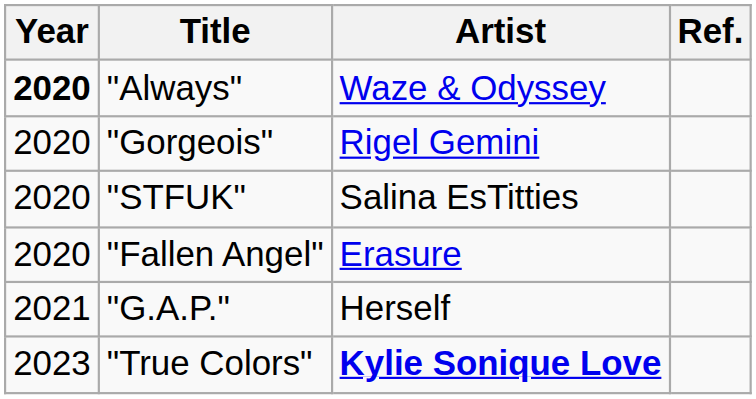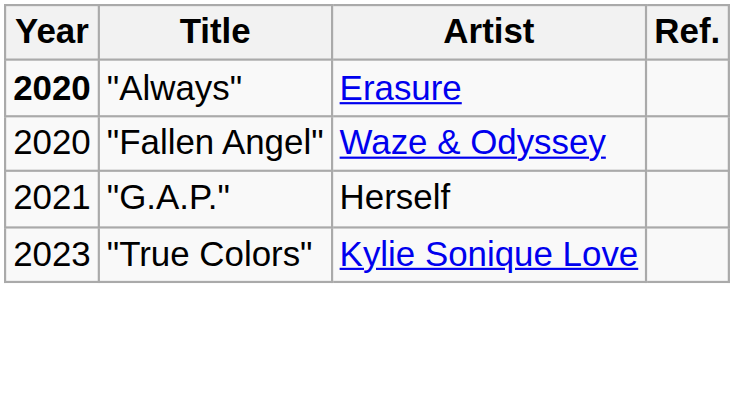(473, 87) Waze & Odyssey -> (401, 87) Erasure
- row: (190, 142)
- row: (176, 198)
(401, 253) Erasure -> (473, 142) Waze & Odyssey
(500, 364) bold -> (489, 253) normal
